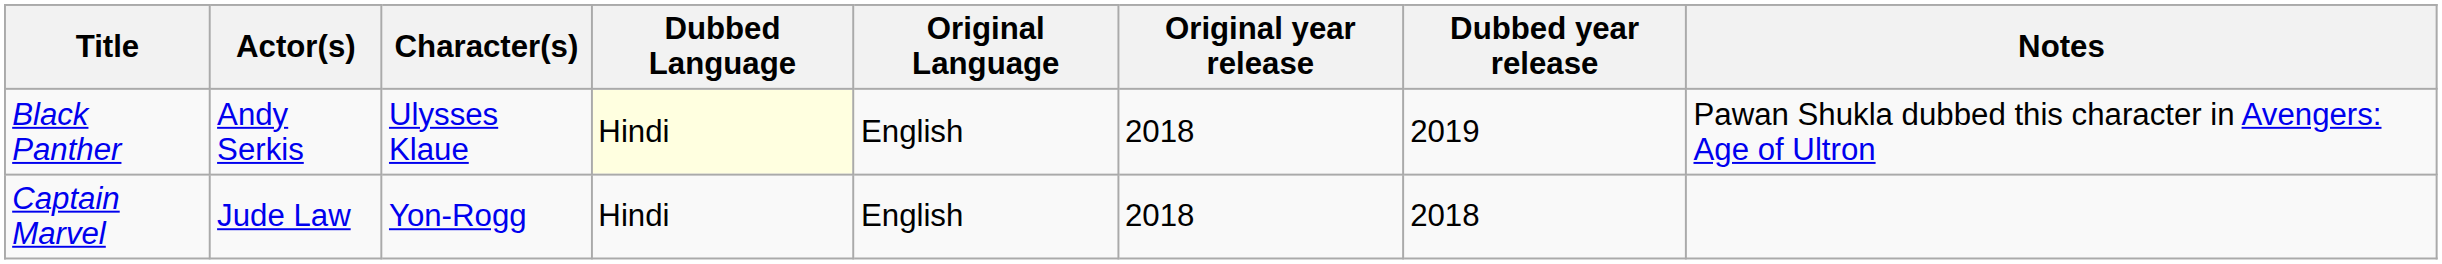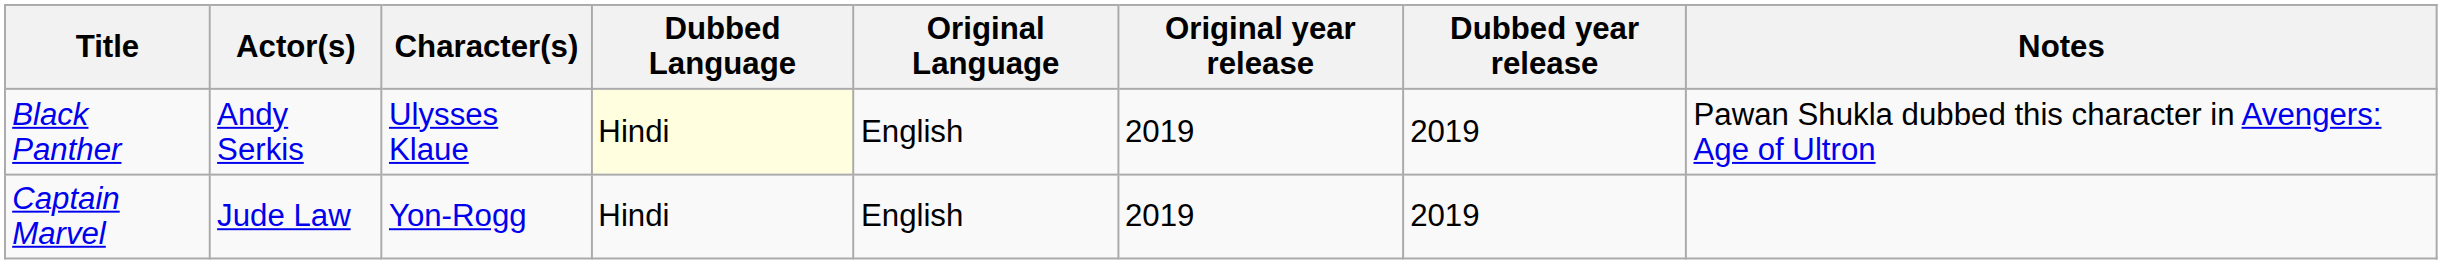(1160, 131) 2018 -> (1160, 131) 2019
(1160, 215) 2018 -> (1160, 215) 2019
(1445, 215) 2018 -> (1445, 215) 2019
